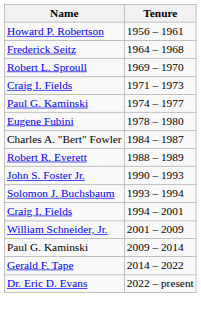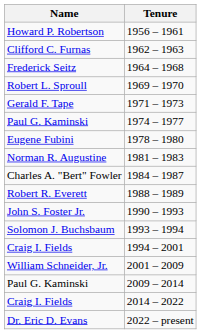+ row: (155, 49)
(40, 85) Craig I. Fields -> (40, 103) Gerald F. Tape
+ row: (155, 157)
(40, 265) Gerald F. Tape -> (40, 301) Craig I. Fields
